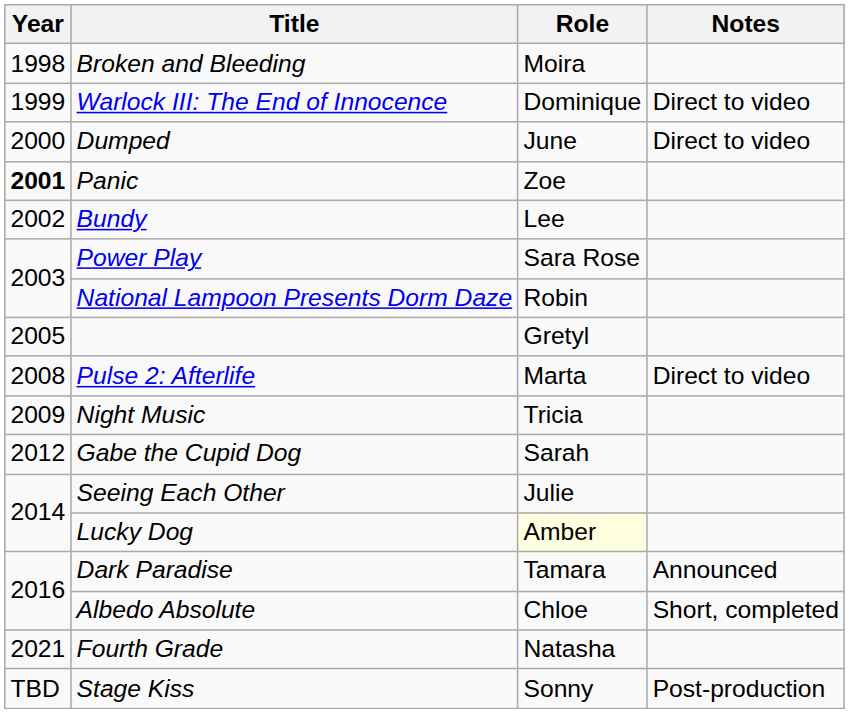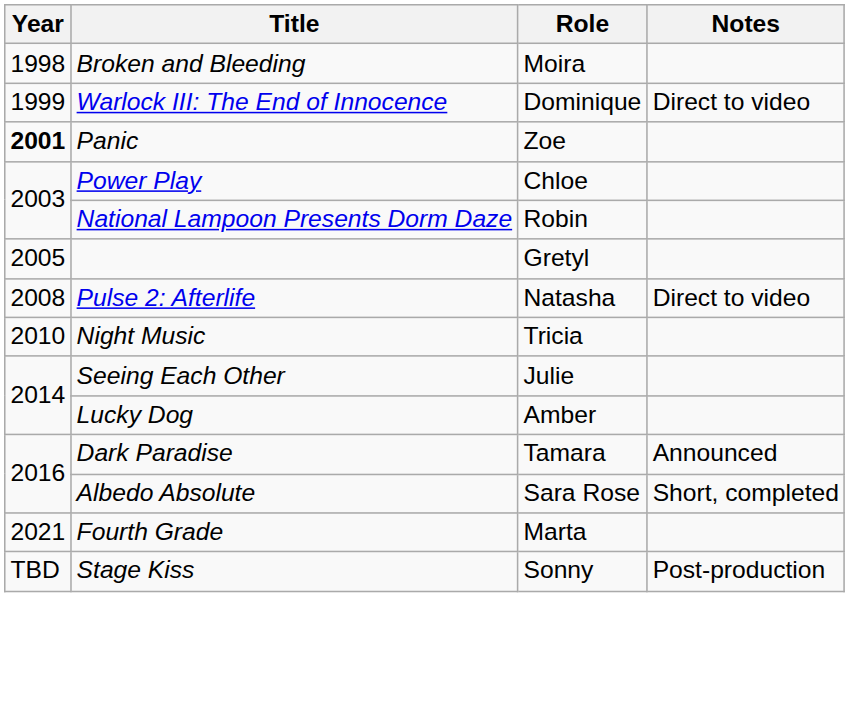- row: (123, 141)
- row: (112, 219)
(582, 258) Sara Rose -> (556, 180) Chloe
(555, 375) Marta -> (569, 297) Natasha
(38, 414) 2009 -> (38, 336) 2010
- row: (189, 453)
(560, 532) lightyellow background -> (560, 414) no background
(556, 610) Chloe -> (582, 492) Sara Rose
(569, 649) Natasha -> (555, 532) Marta
